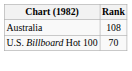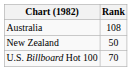+ row: (33, 43)
